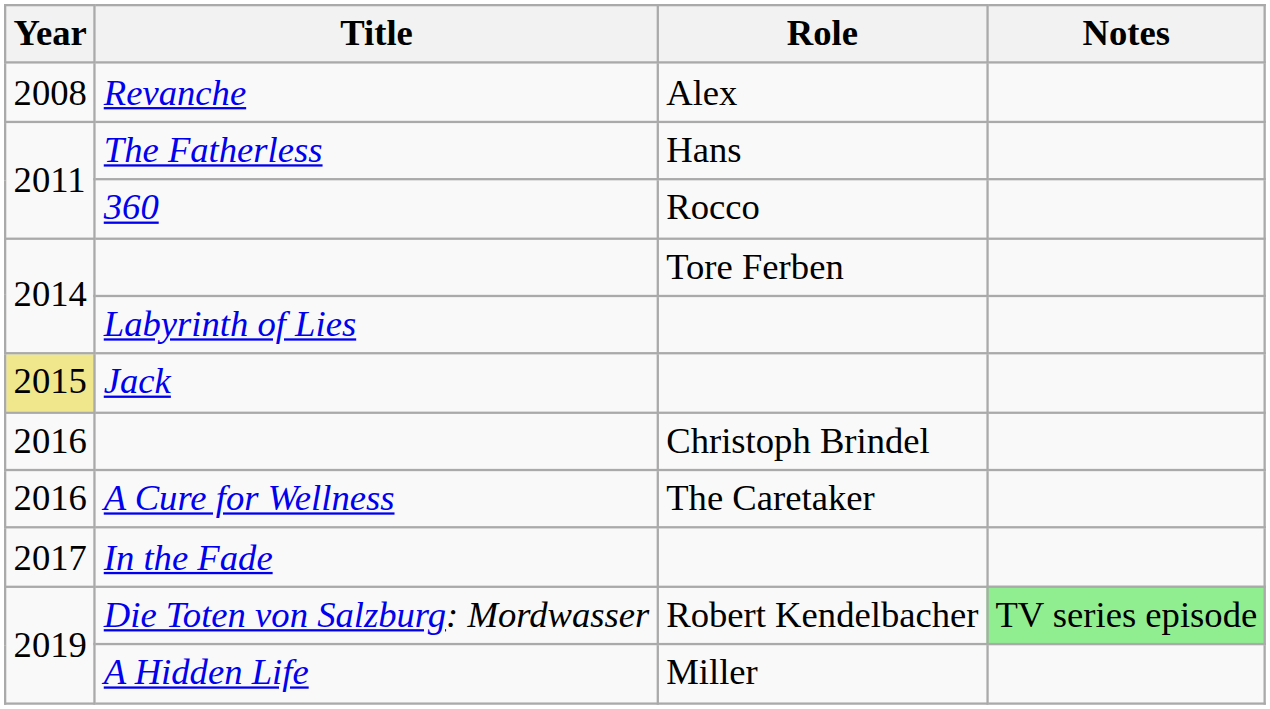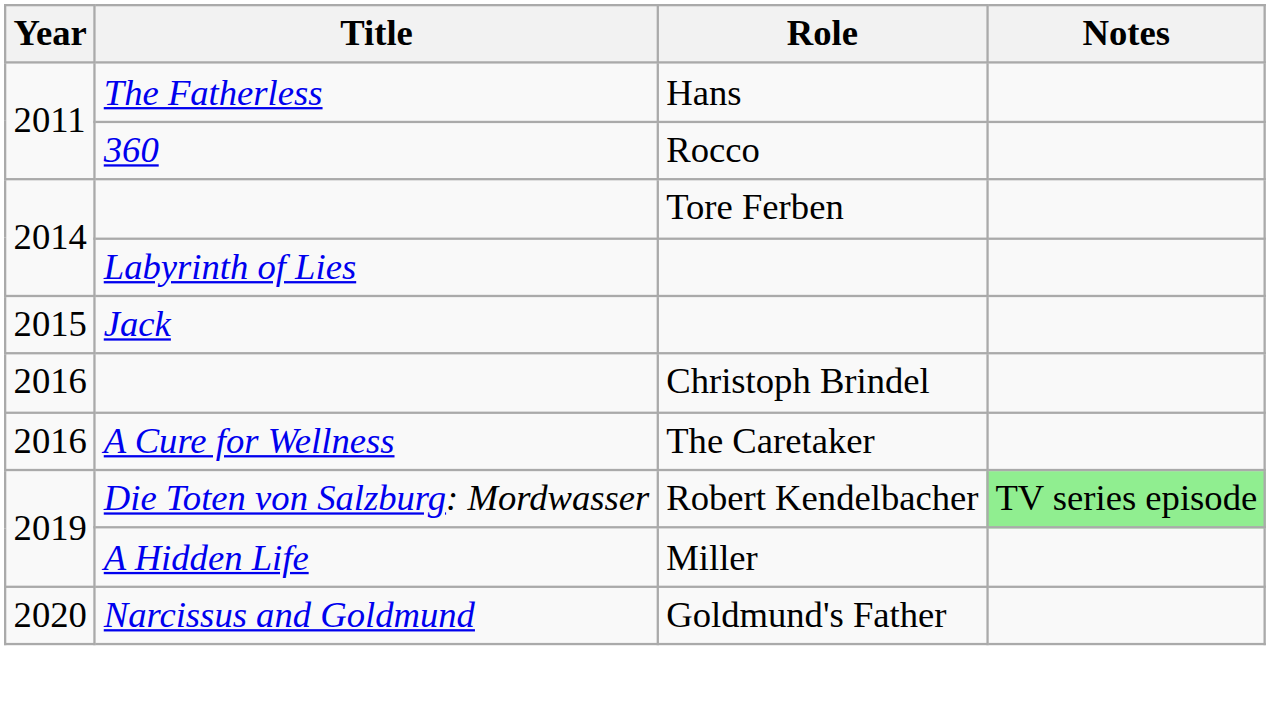- row: (175, 91)
(50, 382) khaki background -> (50, 324) no background
- row: (188, 556)
+ row: (289, 614)
